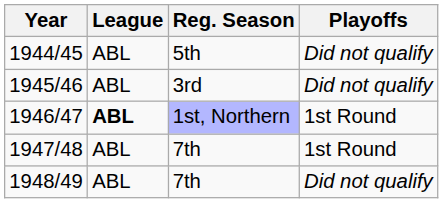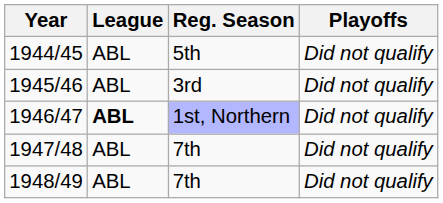(350, 117) 1st Round -> (368, 117) Did not qualify
(350, 149) 1st Round -> (368, 149) Did not qualify
